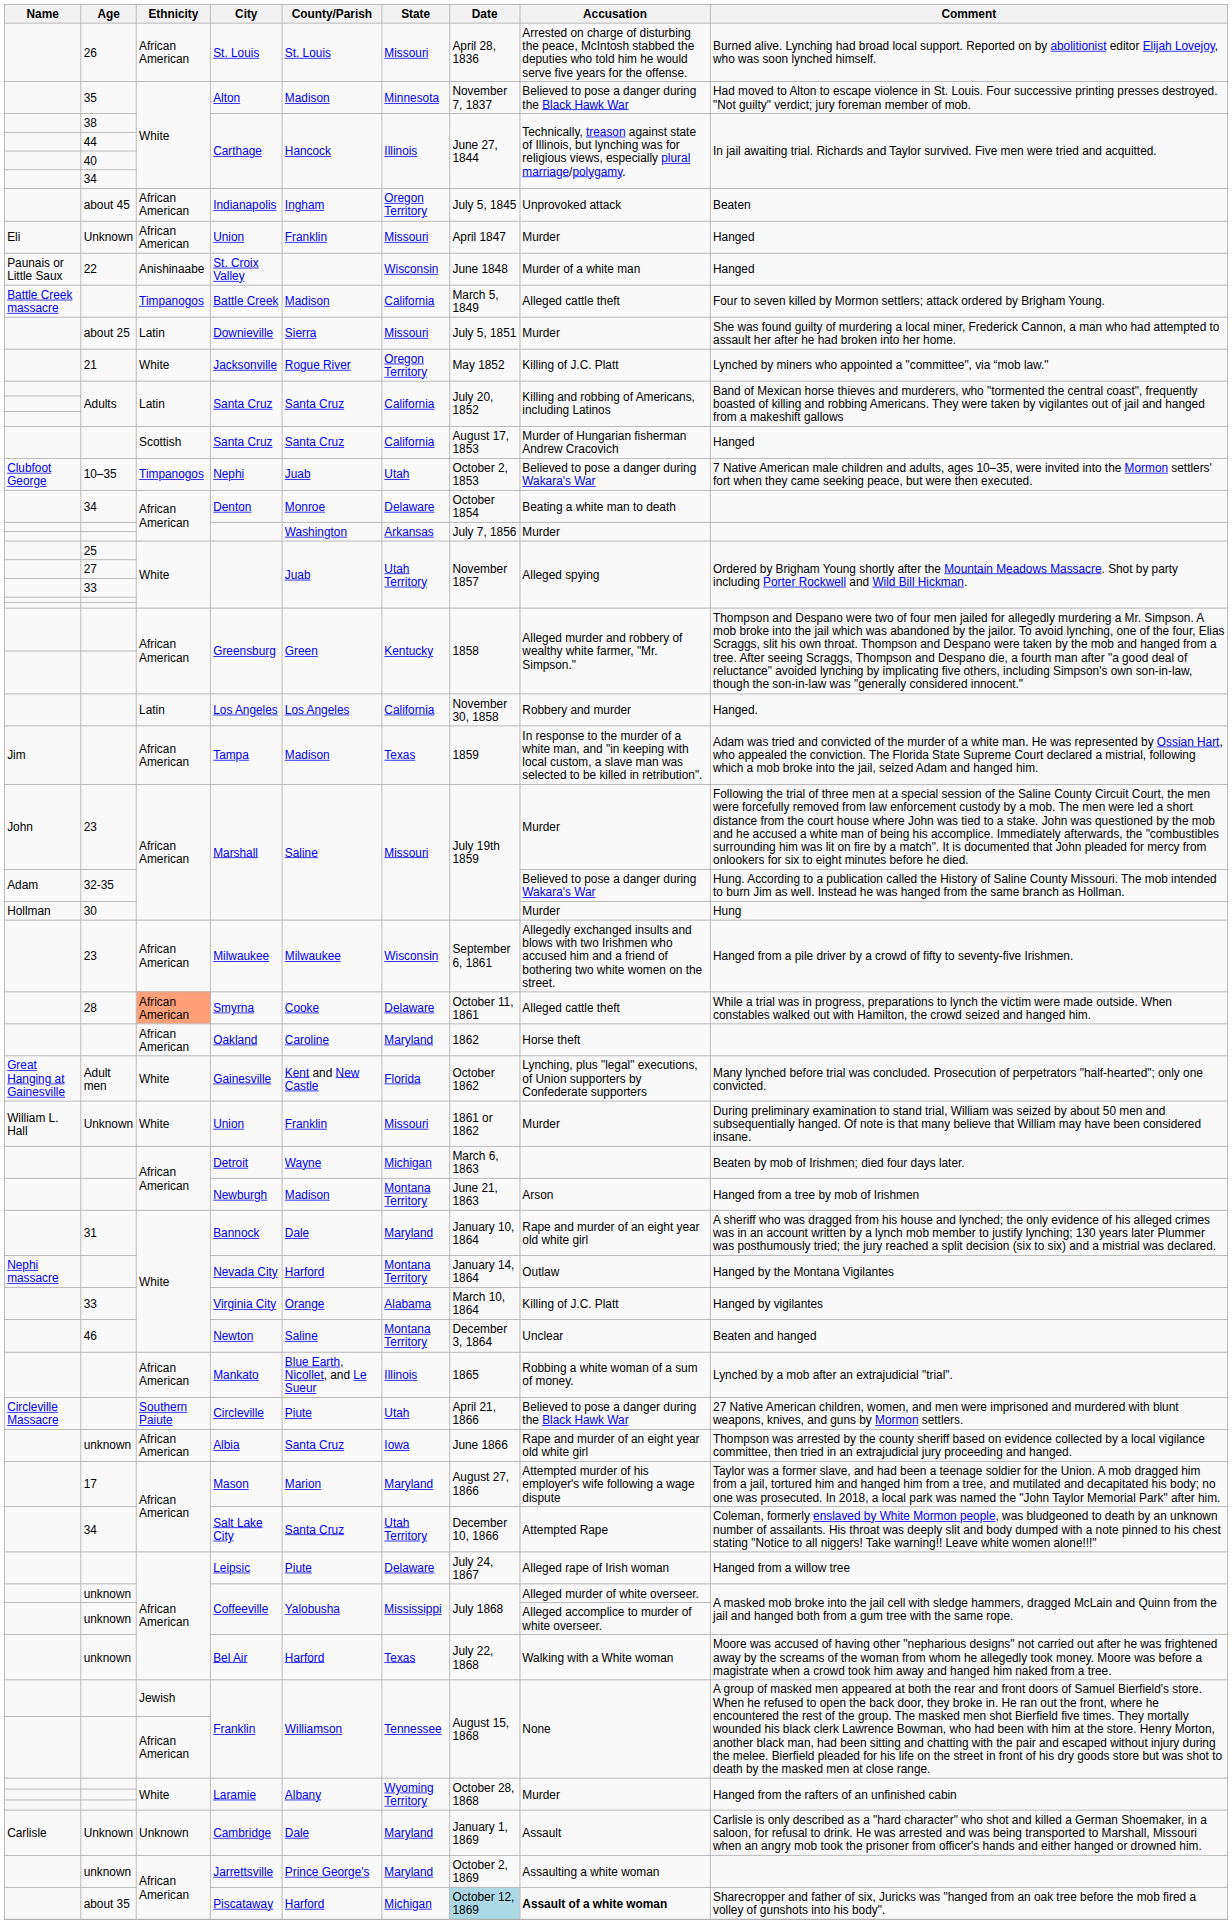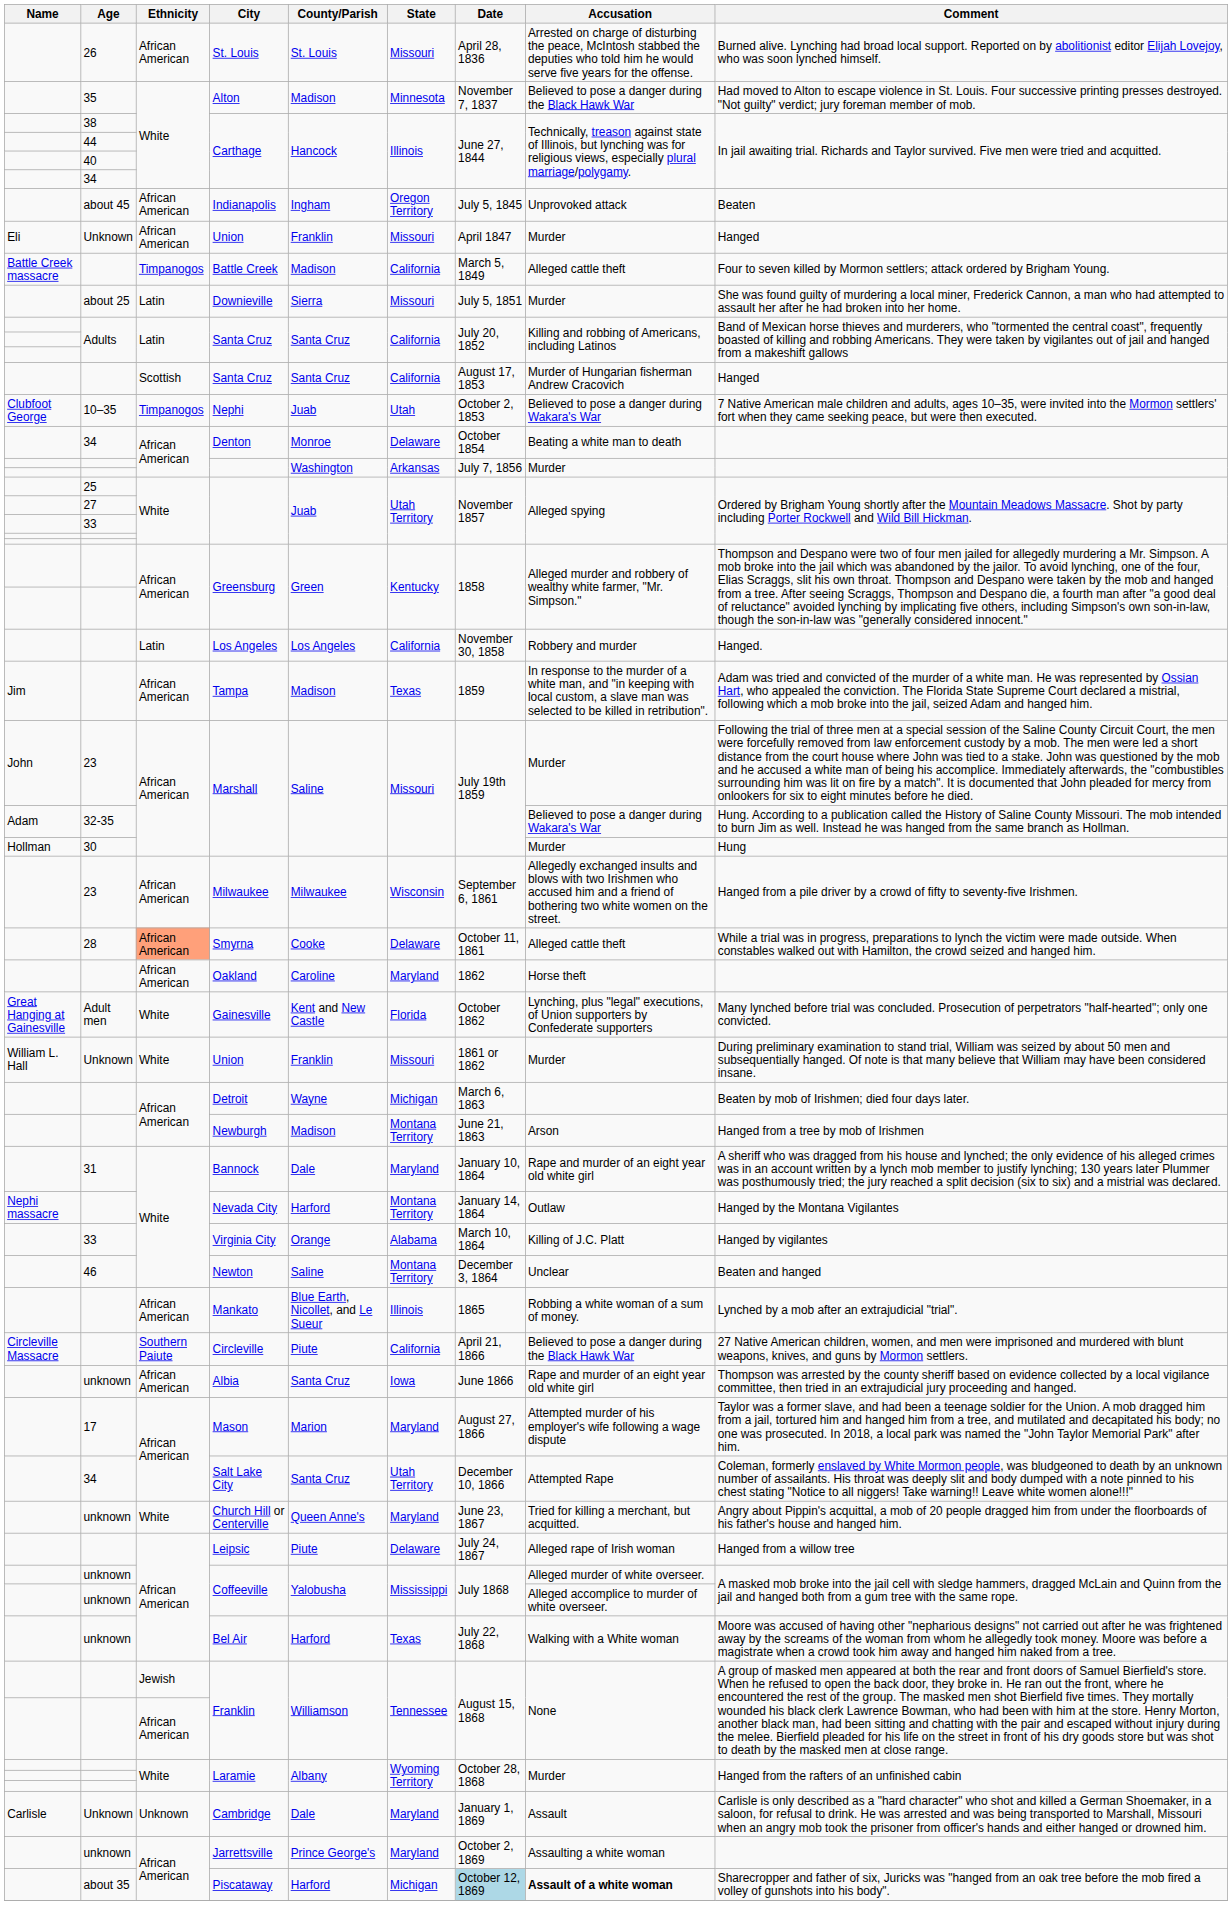- row: (90, 269)
- row: (90, 365)
(397, 1413) Utah -> (415, 1349) California
+ row: (107, 1517)
